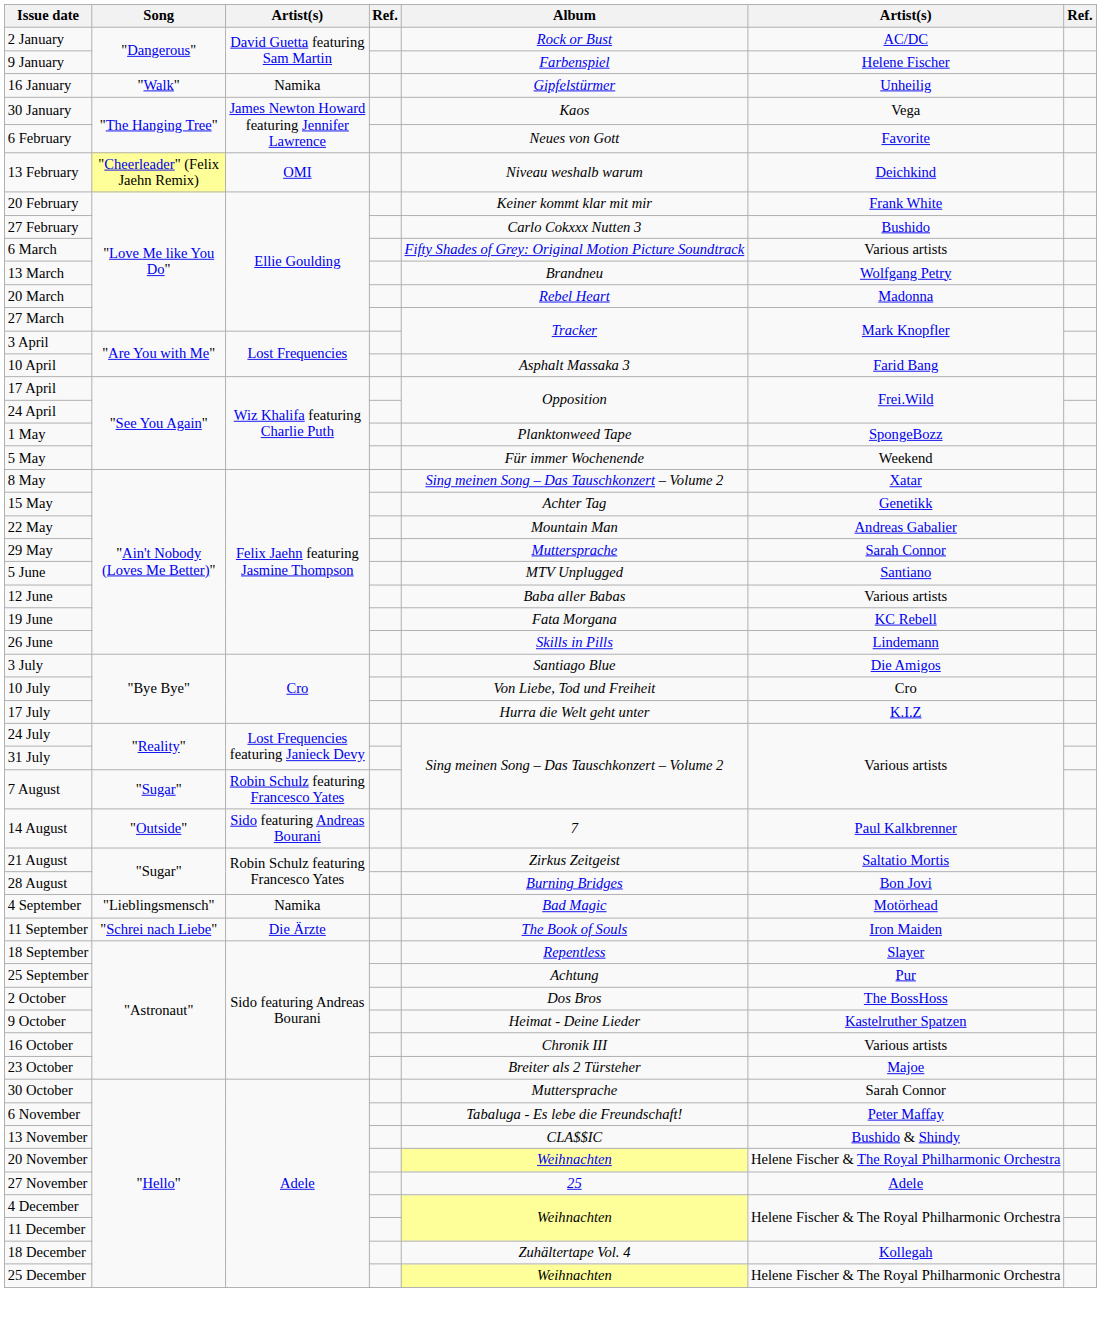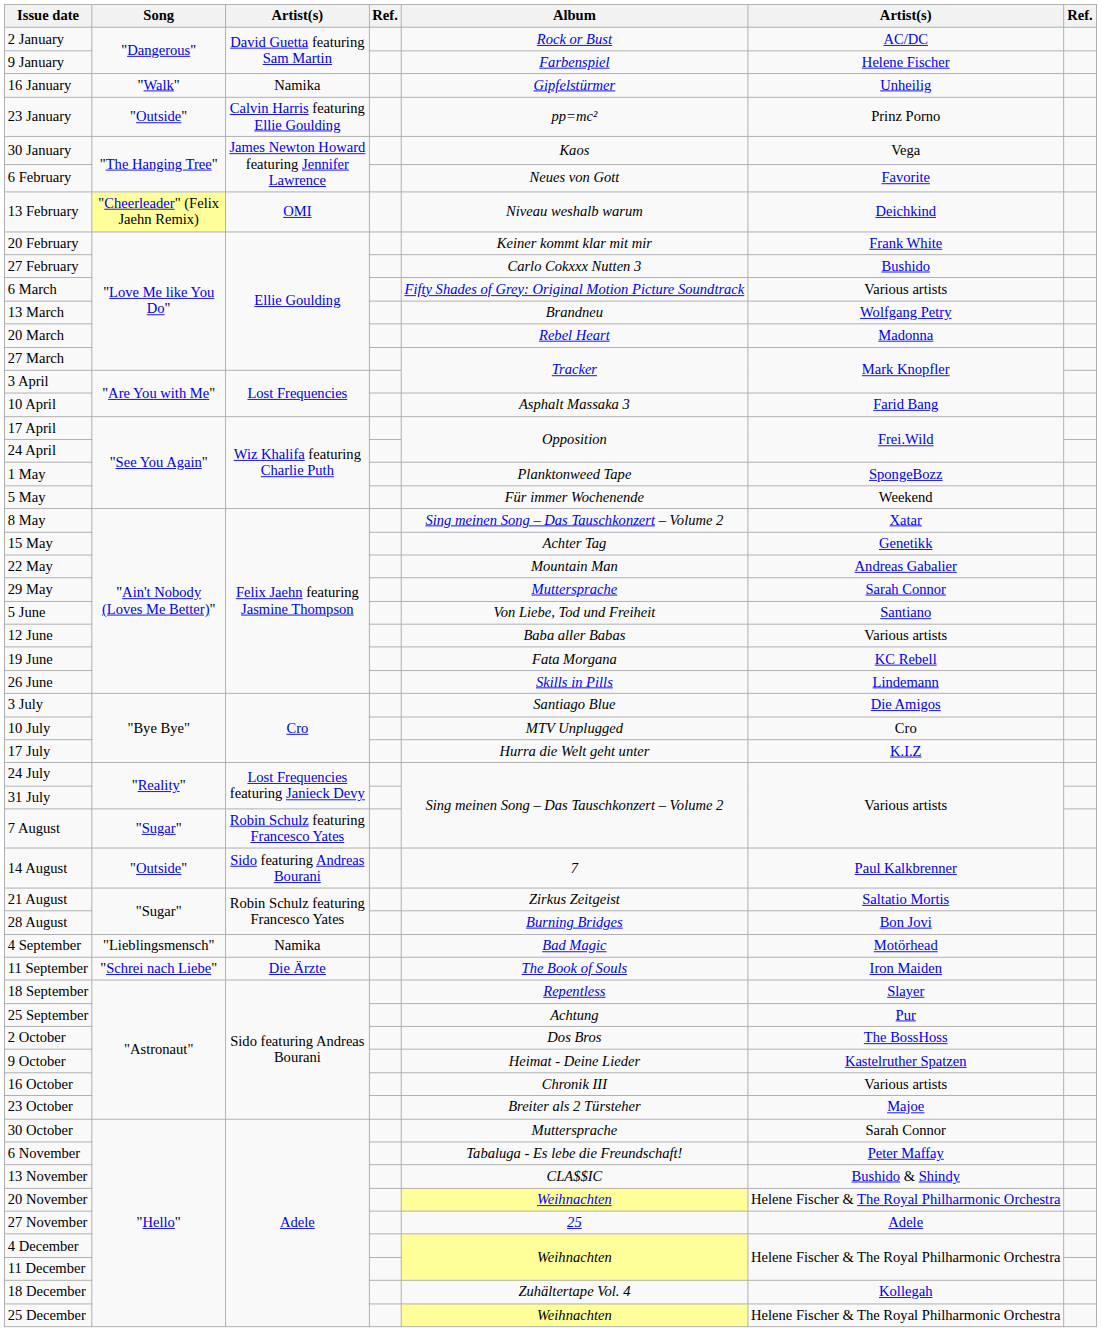+ row: (40, 116)
(574, 573) MTV Unplugged -> (574, 612) Von Liebe, Tod und Freiheit
(574, 688) Von Liebe, Tod und Freiheit -> (574, 728) MTV Unplugged
